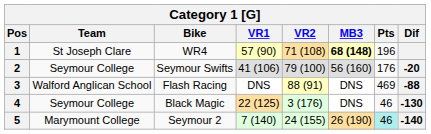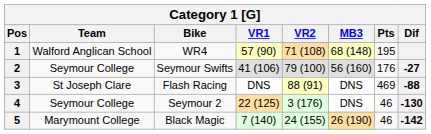(92, 51) St Joseph Clare -> (92, 51) Walford Anglican School
(351, 51) bold -> (351, 51) normal
(386, 51) 196 -> (386, 51) 195
(412, 68) -20 -> (412, 68) -27
(92, 85) Walford Anglican School -> (92, 85) St Joseph Clare
(195, 103) Black Magic -> (195, 103) Seymour 2
(195, 120) Seymour 2 -> (195, 120) Black Magic
(386, 120) paleturquoise background -> (386, 120) no background
(412, 120) -140 -> (412, 120) -142
